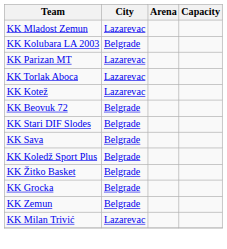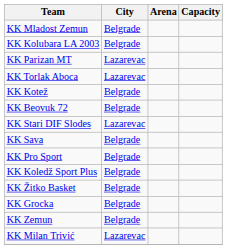(125, 28) Lazarevac -> (122, 28) Belgrade
(125, 92) Lazarevac -> (122, 92) Belgrade
(122, 124) Belgrade -> (125, 124) Lazarevac
+ row: (34, 156)
